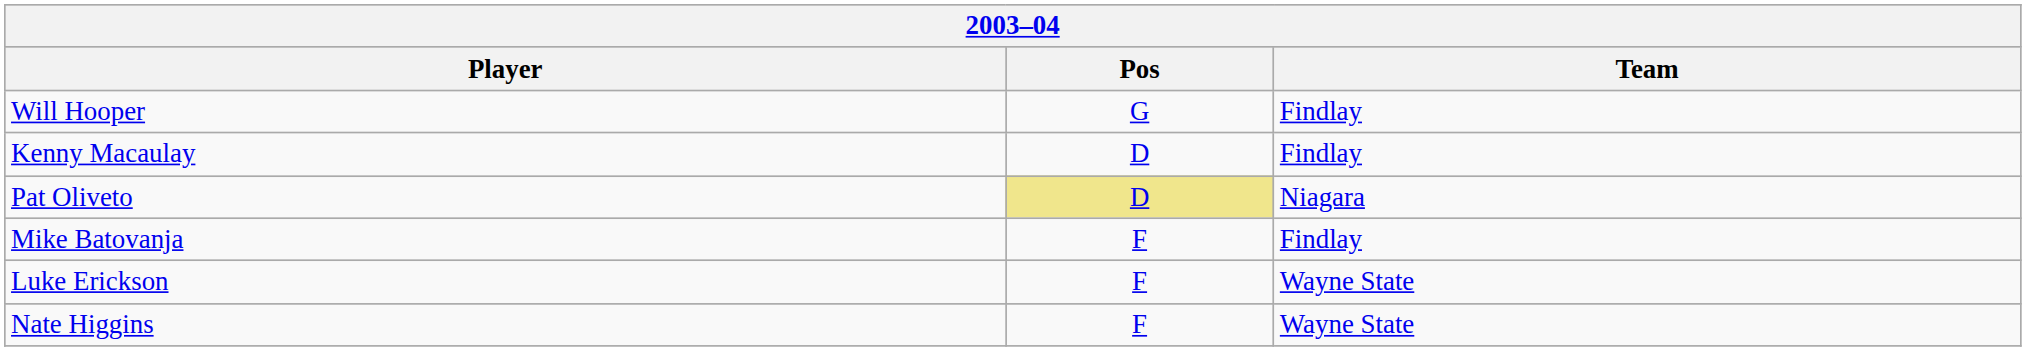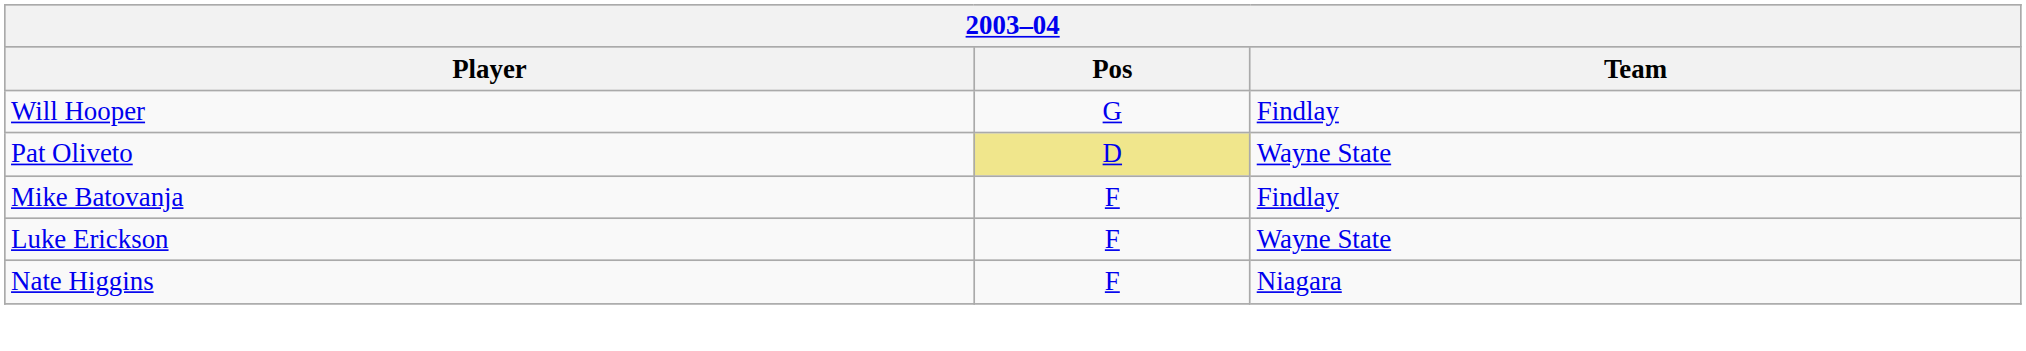- row: (103, 153)
(1322, 196) Niagara -> (1324, 153) Wayne State
(1347, 324) Wayne State -> (1299, 281) Niagara
